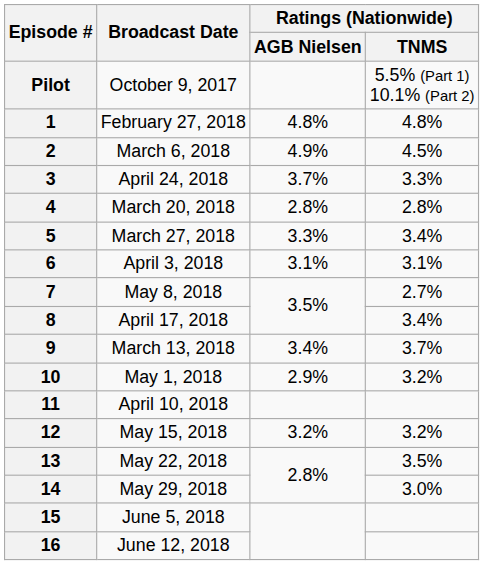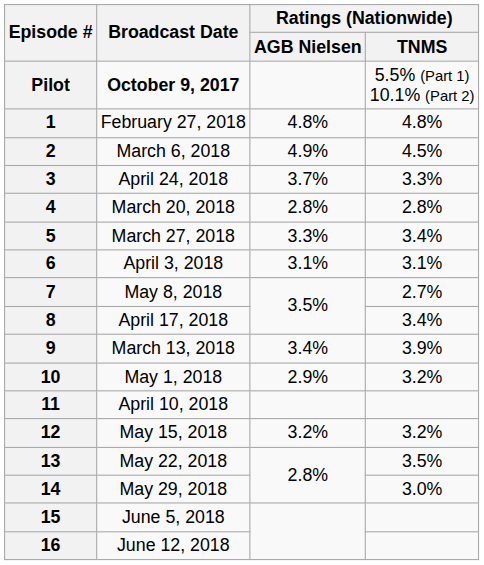(173, 84) normal -> (173, 84) bold
(422, 348) 3.7% -> (422, 348) 3.9%
